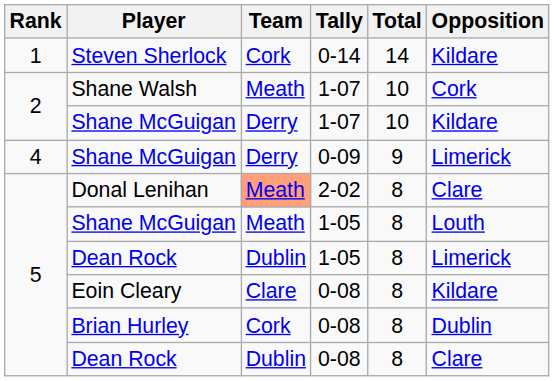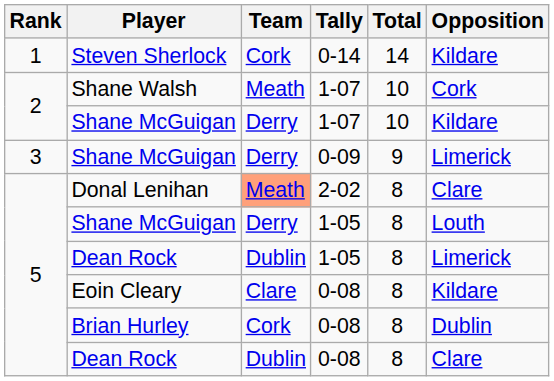(36, 156) 4 -> (36, 156) 3
(275, 223) Meath -> (272, 223) Derry
